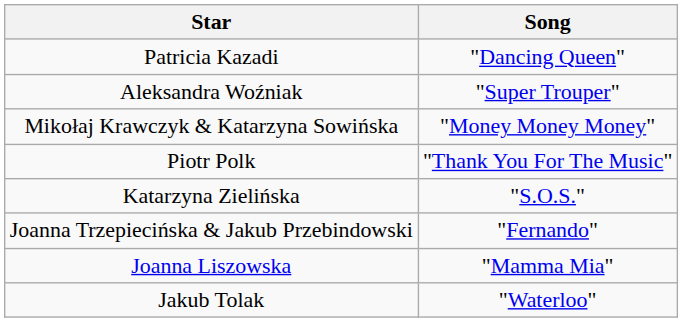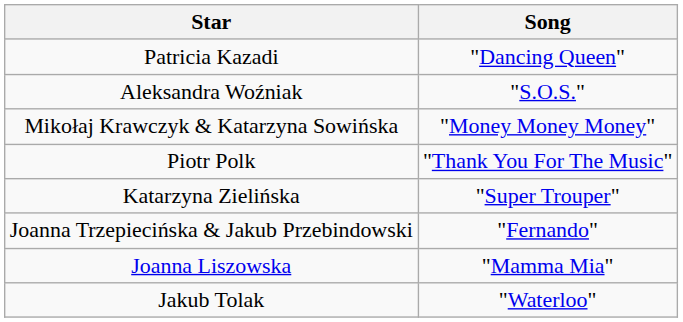(548, 91) "Super Trouper" -> (548, 91) "S.O.S."
(548, 195) "S.O.S." -> (548, 195) "Super Trouper"
